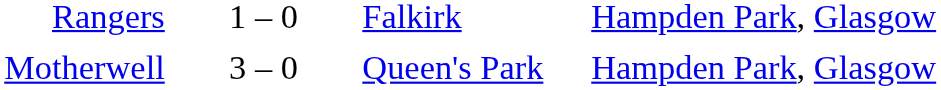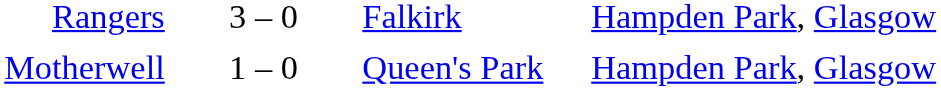(264, 16) 1 – 0 -> (264, 16) 3 – 0
(264, 68) 3 – 0 -> (264, 68) 1 – 0
